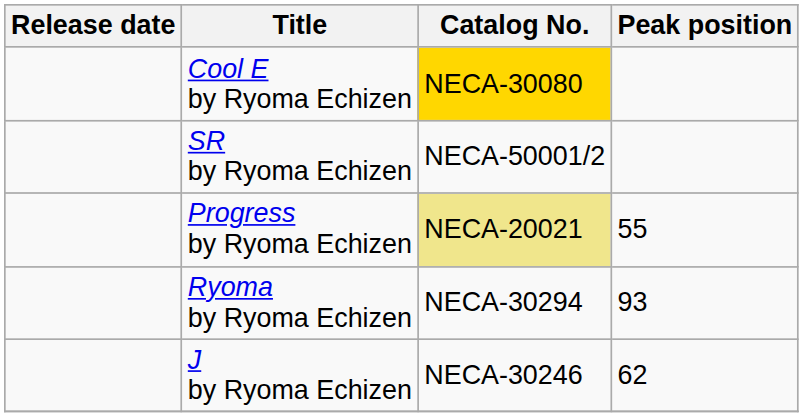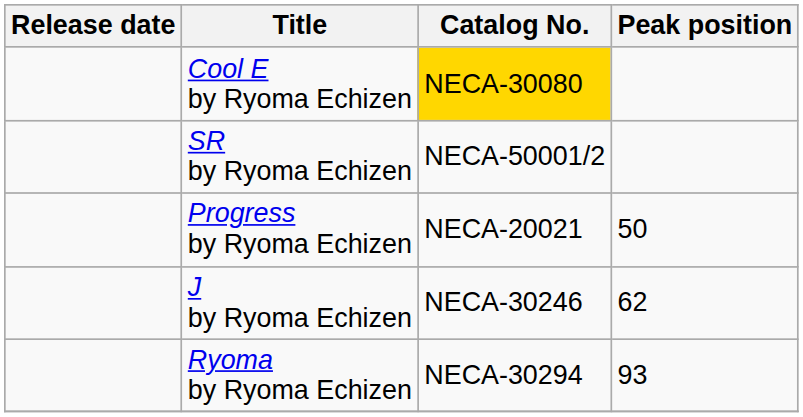(503, 229) khaki background -> (503, 229) no background
(632, 229) 55 -> (632, 229) 50
rows swapped: (300, 375) <-> (300, 302)
